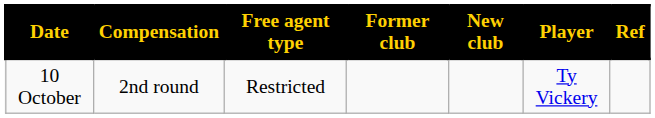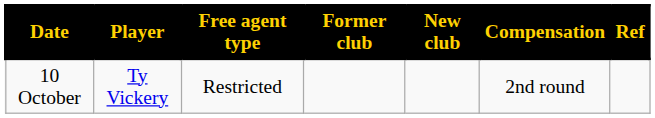columns swapped: (567, 32) <-> (159, 32)
